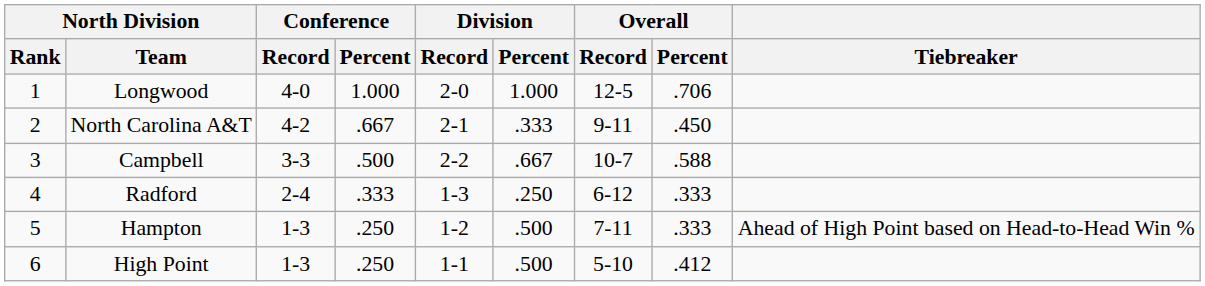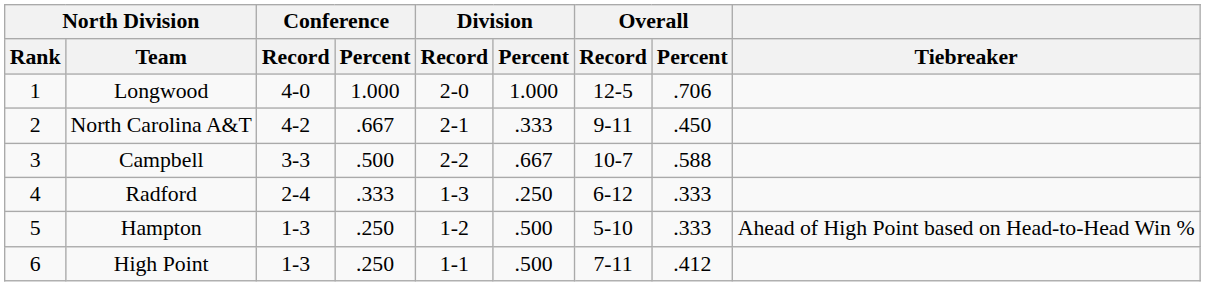(613, 228) 7-11 -> (613, 228) 5-10
(613, 263) 5-10 -> (613, 263) 7-11
